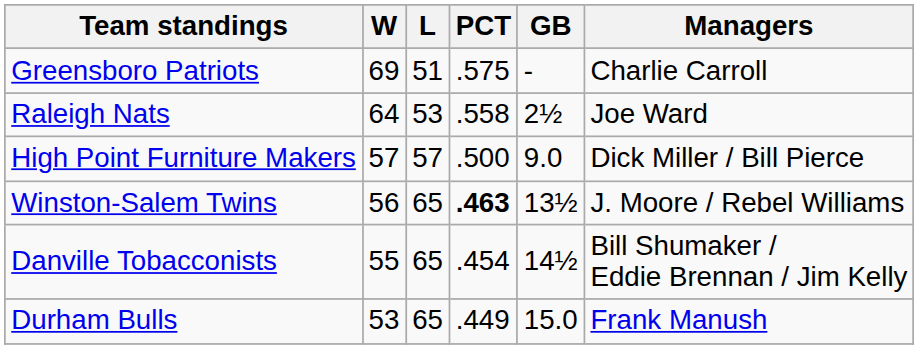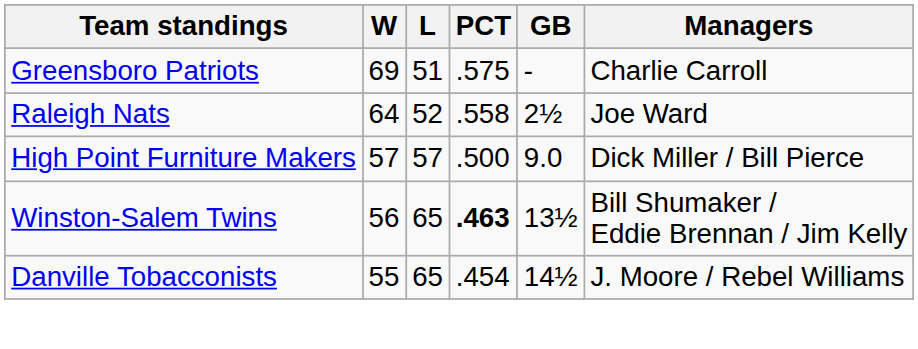(428, 114) 53 -> (428, 114) 52
(747, 202) J. Moore / Rebel Williams -> (749, 217) Bill Shumaker / Eddie Brennan / Jim Kelly
(749, 261) Bill Shumaker / Eddie Brennan / Jim Kelly -> (747, 277) J. Moore / Rebel Williams
- row: (94, 320)
